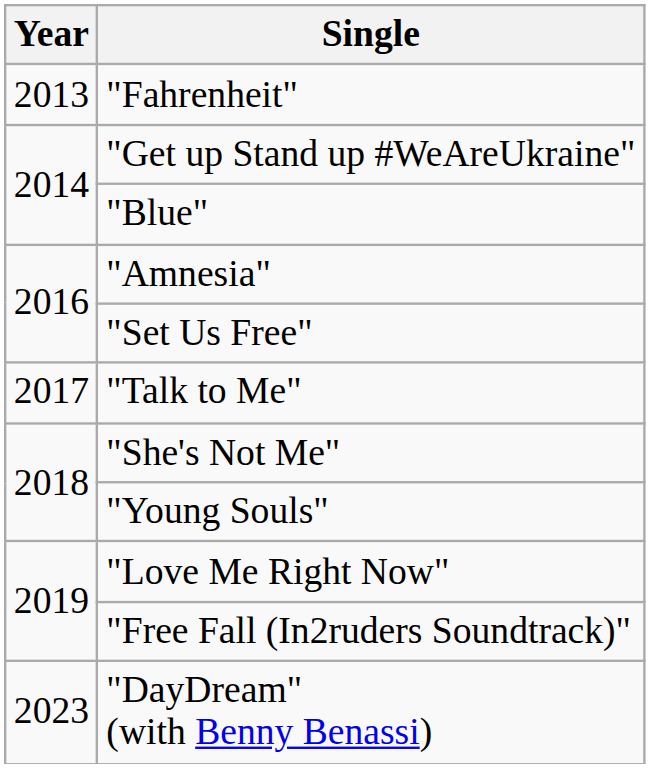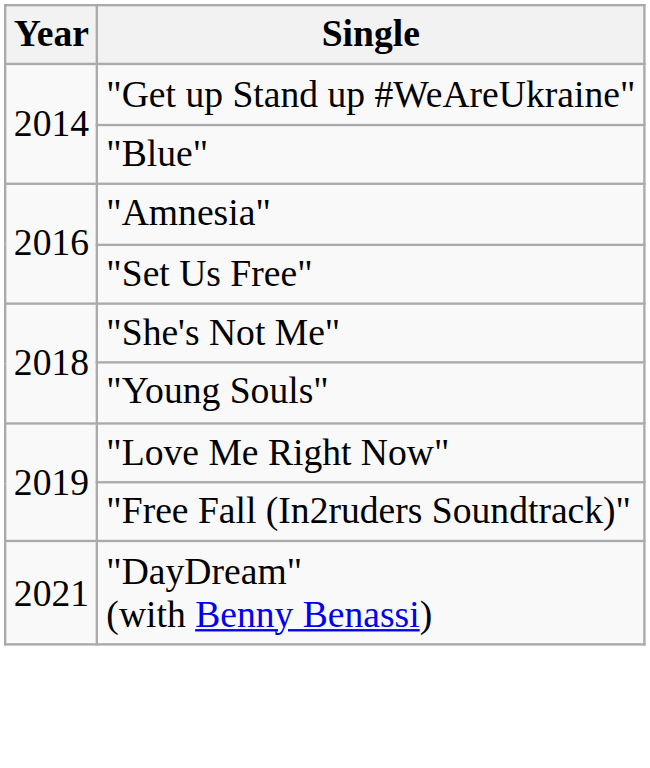- row: (202, 93)
- row: (204, 392)
(51, 711) 2023 -> (51, 592) 2021
